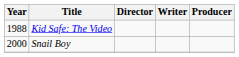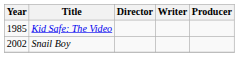(17, 28) 1988 -> (17, 28) 1985
(17, 44) 2000 -> (17, 44) 2002
